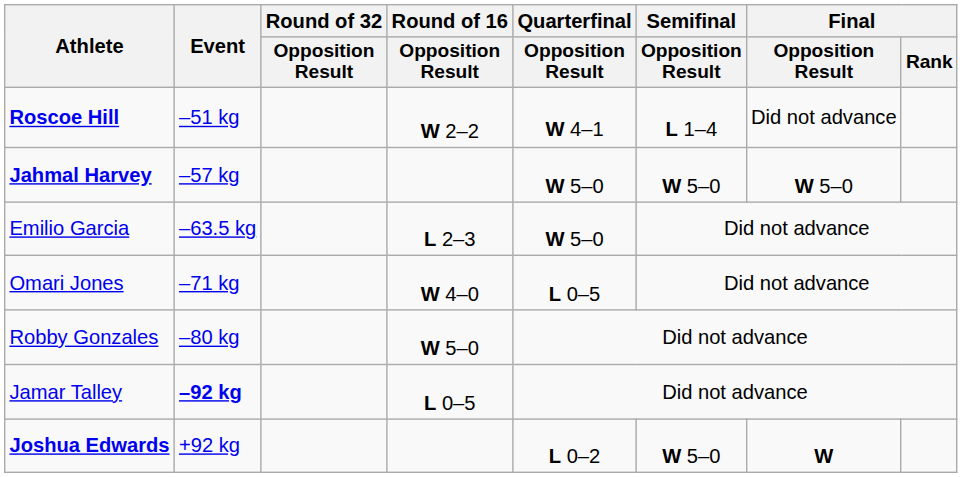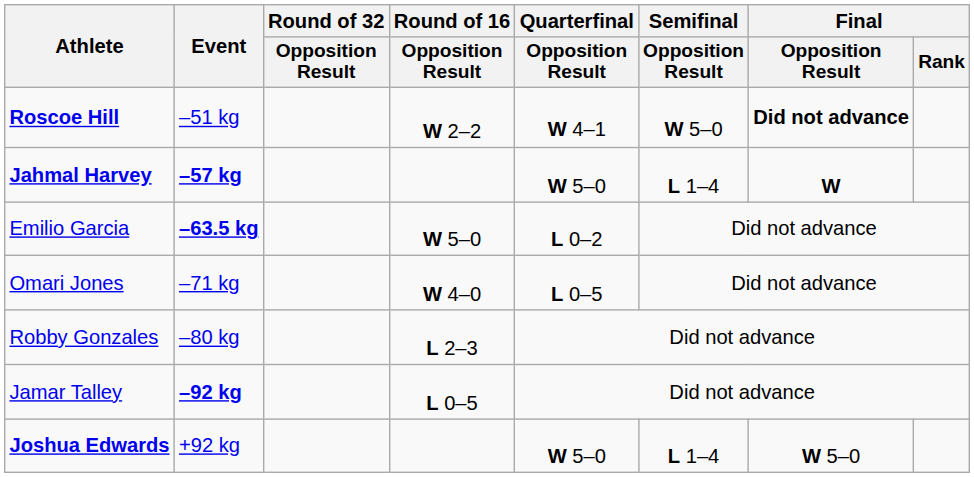(691, 129) L 1–4 -> (694, 129) W 5–0
(824, 118) normal -> (831, 118) bold
(209, 175) normal -> (210, 175) bold
(691, 186) W 5–0 -> (694, 186) L 1–4
(824, 186) W 5–0 -> (831, 186) W
(218, 229) normal -> (219, 229) bold
(450, 240) L 2–3 -> (452, 240) W 5–0
(575, 240) W 5–0 -> (577, 240) L 0–2
(450, 349) W 5–0 -> (452, 349) L 2–3
(575, 457) L 0–2 -> (577, 457) W 5–0
(691, 457) W 5–0 -> (694, 457) L 1–4
(824, 457) W -> (831, 457) W 5–0
